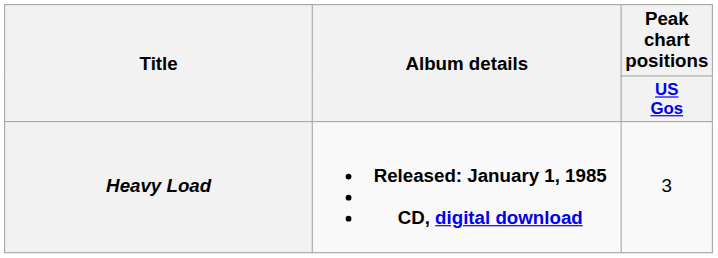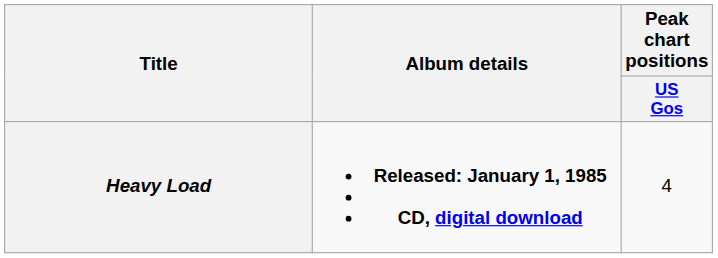(667, 186) 3 -> (667, 186) 4
